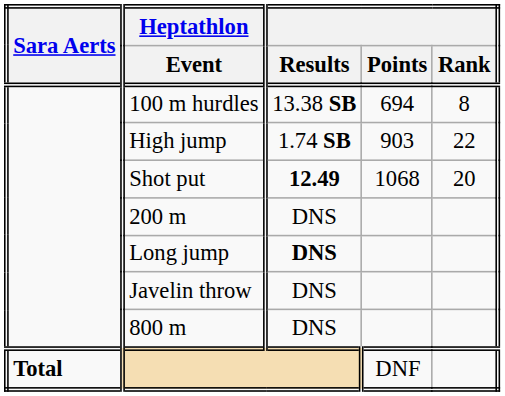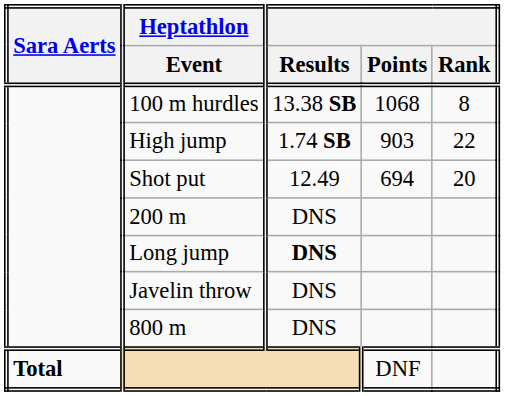(397, 104) 694 -> (397, 104) 1068
(314, 178) bold -> (314, 178) normal
(397, 178) 1068 -> (397, 178) 694
